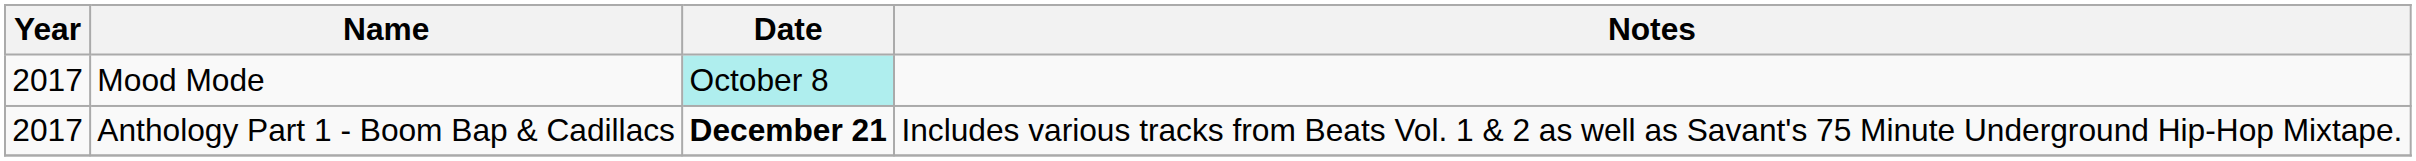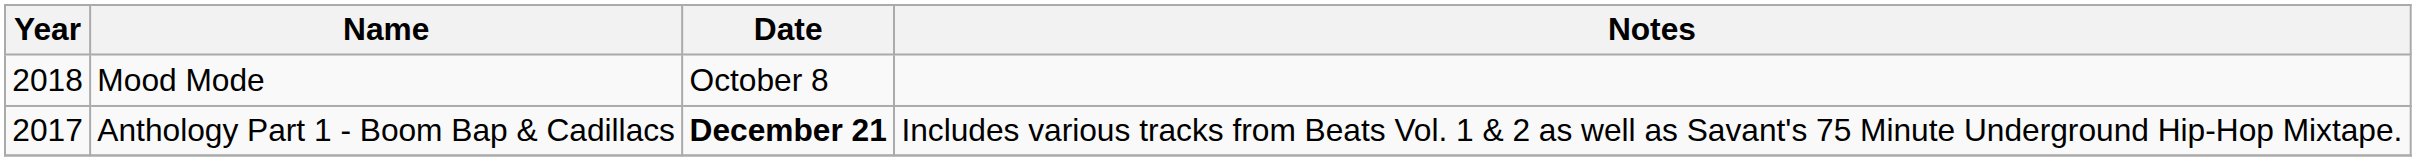(48, 79) 2017 -> (48, 79) 2018
(759, 79) paleturquoise background -> (759, 79) no background
